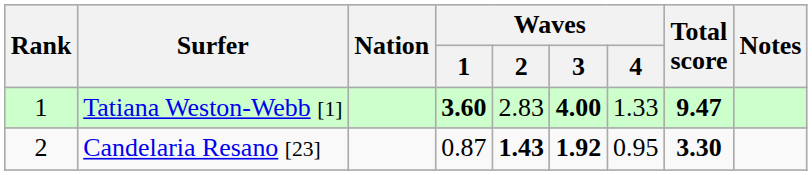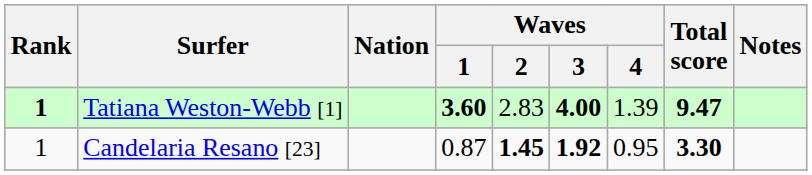(41, 107) normal -> (41, 107) bold
(636, 107) 1.33 -> (636, 107) 1.39
(41, 148) 2 -> (41, 148) 1
(521, 148) 1.43 -> (521, 148) 1.45
